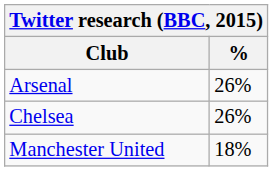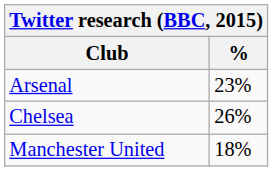(233, 85) 26% -> (233, 85) 23%
